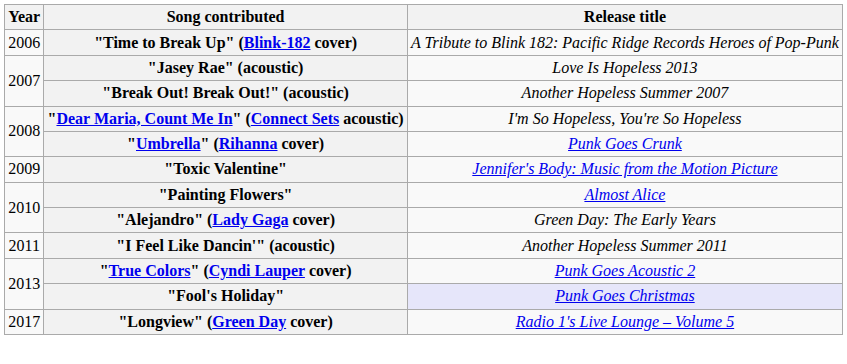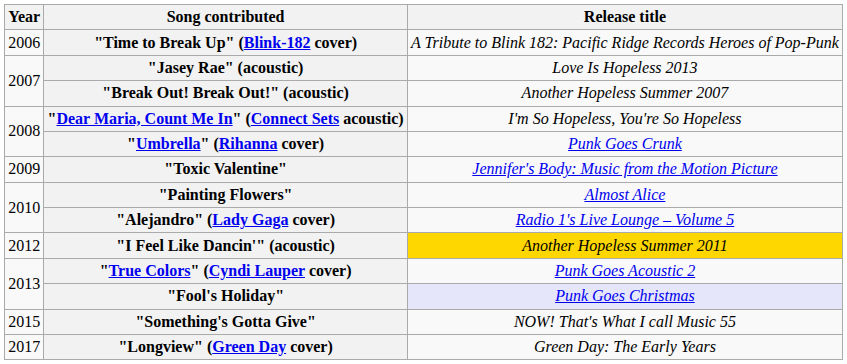(625, 220) Green Day: The Early Years -> (625, 220) Radio 1's Live Lounge – Volume 5
(24, 245) 2011 -> (24, 245) 2012
(625, 245) no background -> (625, 245) gold background
+ row: (226, 321)
(625, 321) Radio 1's Live Lounge – Volume 5 -> (625, 347) Green Day: The Early Years
